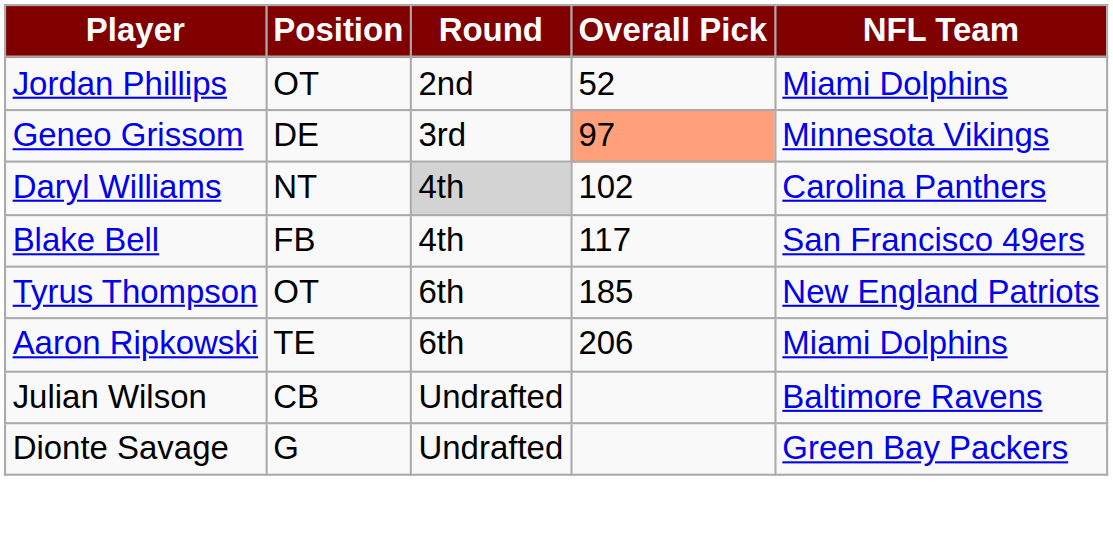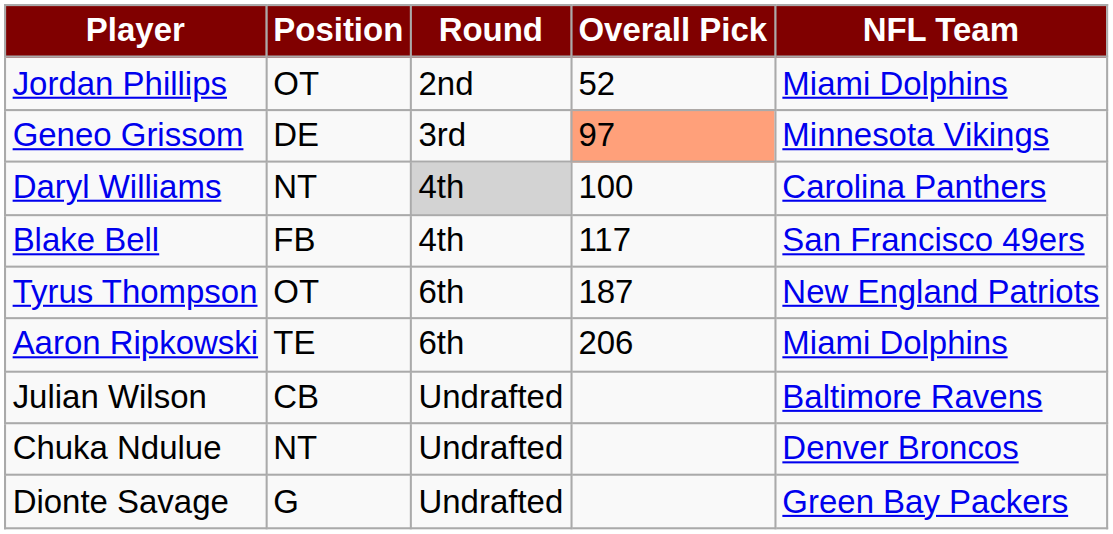(606, 187) 102 -> (606, 187) 100
(606, 291) 185 -> (606, 291) 187
+ row: (117, 448)
